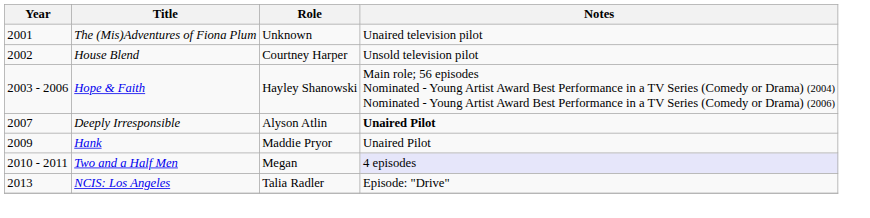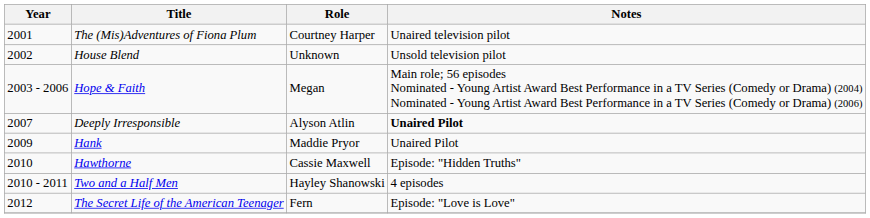(287, 34) Unknown -> (332, 34) Courtney Harper
(305, 54) Courtney Harper -> (314, 54) Unknown
(310, 88) Hayley Shanowski -> (307, 88) Megan
+ row: (103, 163)
(280, 163) Megan -> (337, 183) Hayley Shanowski
(390, 163) lavender background -> (417, 183) no background
+ row: (179, 203)
- row: (122, 183)
